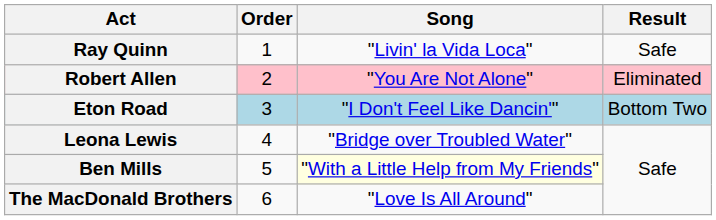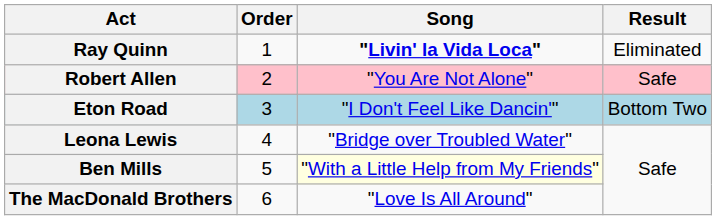(450, 49) normal -> (450, 49) bold
(657, 49) Safe -> (657, 49) Eliminated
(657, 79) Eliminated -> (657, 79) Safe
